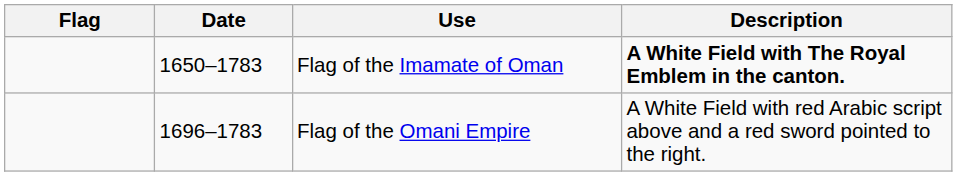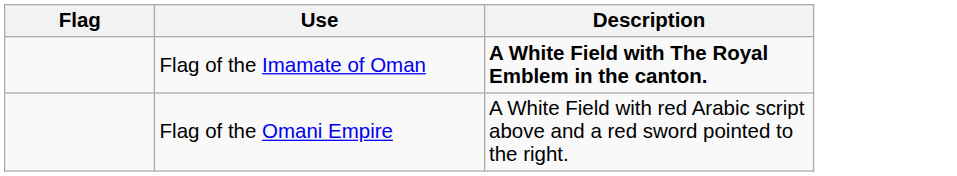- column: (224, 20)
